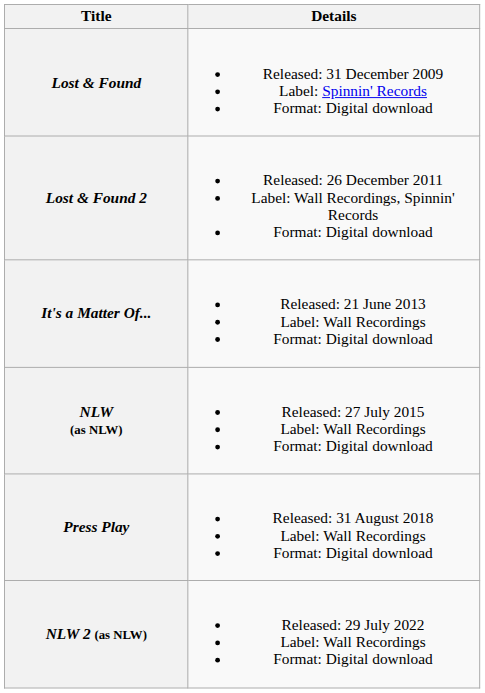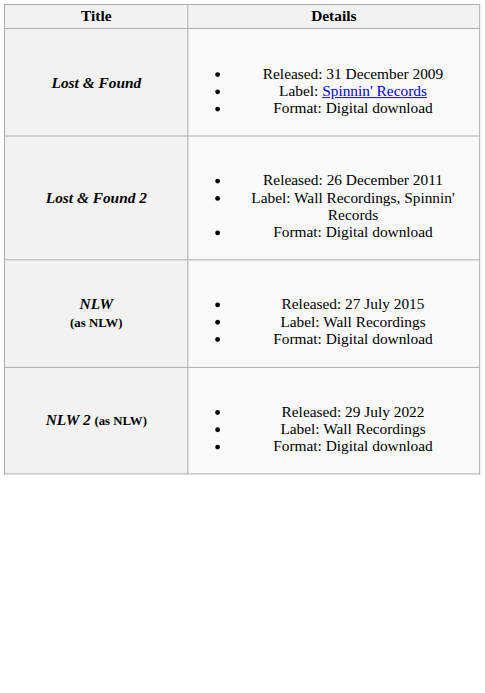- row: (96, 313)
- row: (96, 527)
